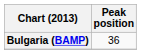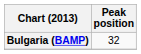(114, 40) 36 -> (114, 40) 32
